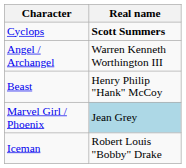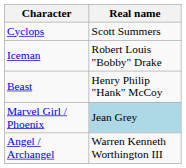(128, 31) bold -> (126, 31) normal
rows swapped: (24, 148) <-> (31, 55)
